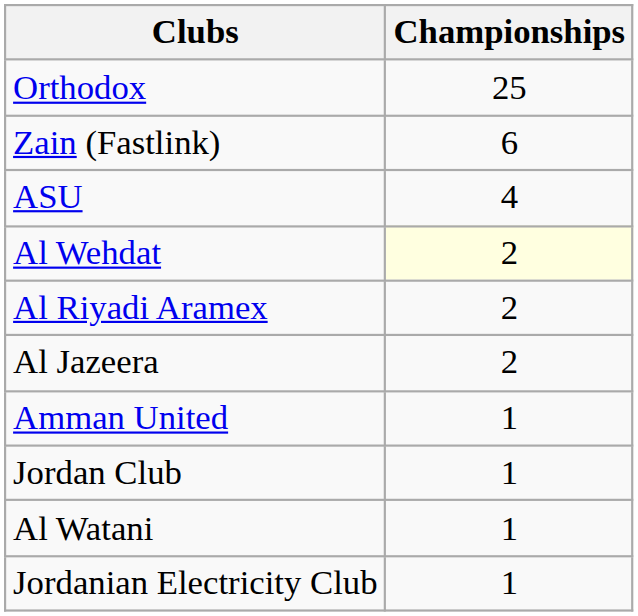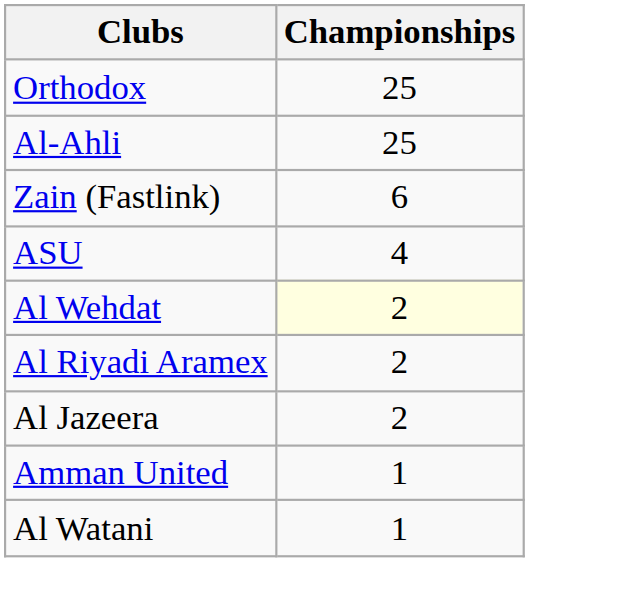+ row: (67, 142)
- row: (97, 472)
- row: (195, 582)
